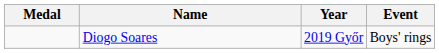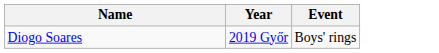- column: (42, 15)
